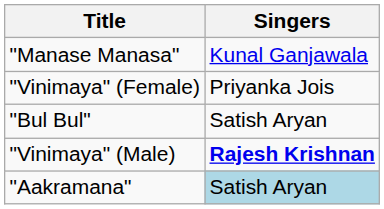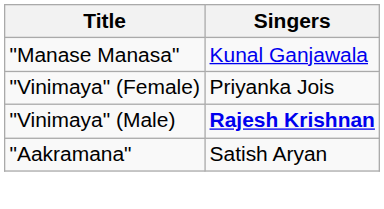- row: (50, 120)
(268, 187) lightblue background -> (268, 154) no background
